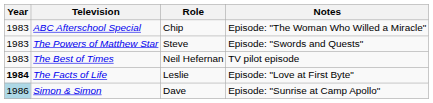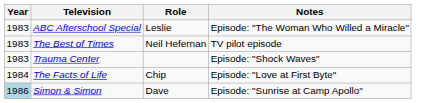(173, 28) Chip -> (158, 28) Leslie
- row: (96, 43)
+ row: (66, 59)
(18, 75) bold -> (18, 75) normal
(176, 75) Leslie -> (156, 75) Chip
